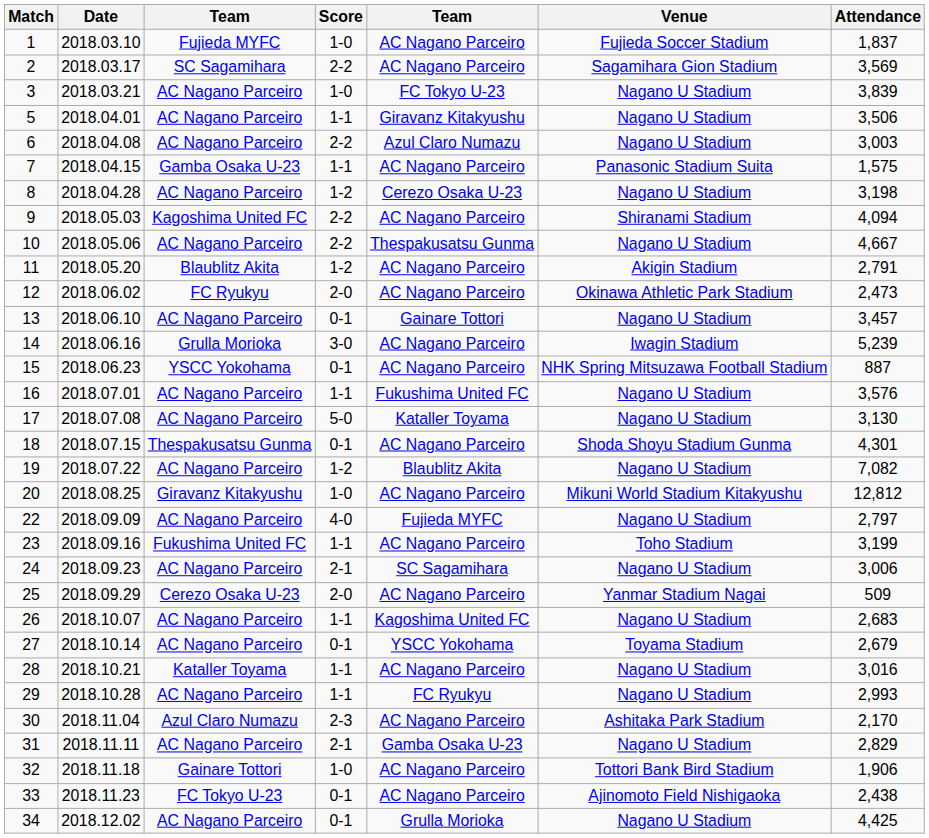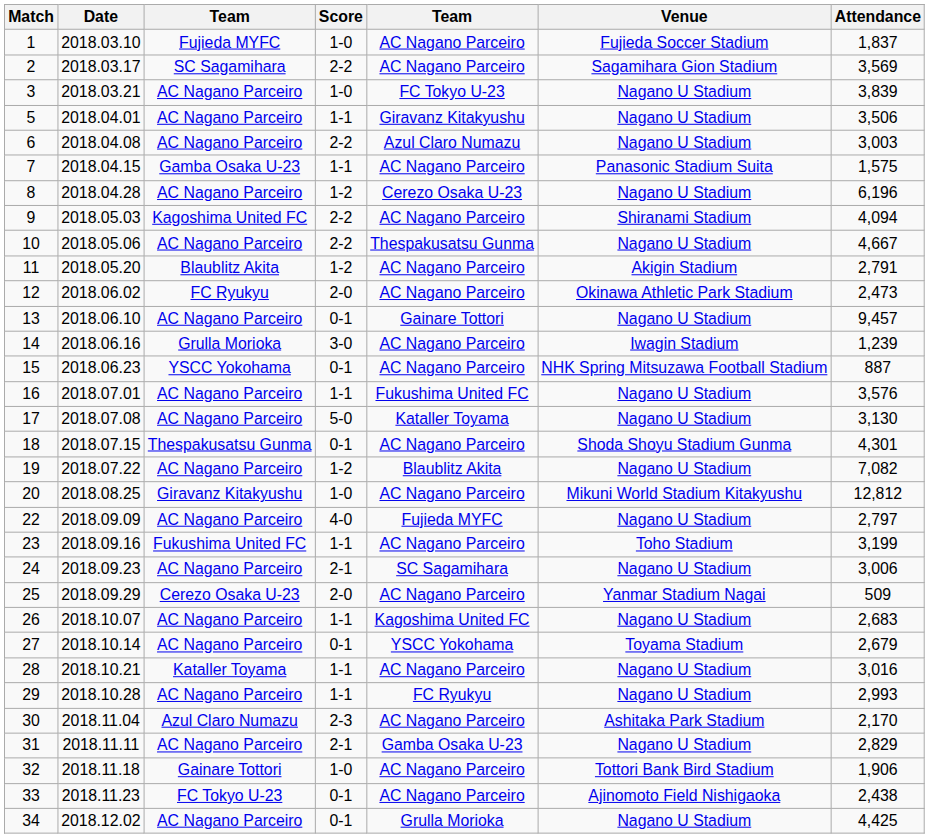(878, 192) 3,198 -> (878, 192) 6,196
(878, 318) 3,457 -> (878, 318) 9,457
(878, 343) 5,239 -> (878, 343) 1,239
